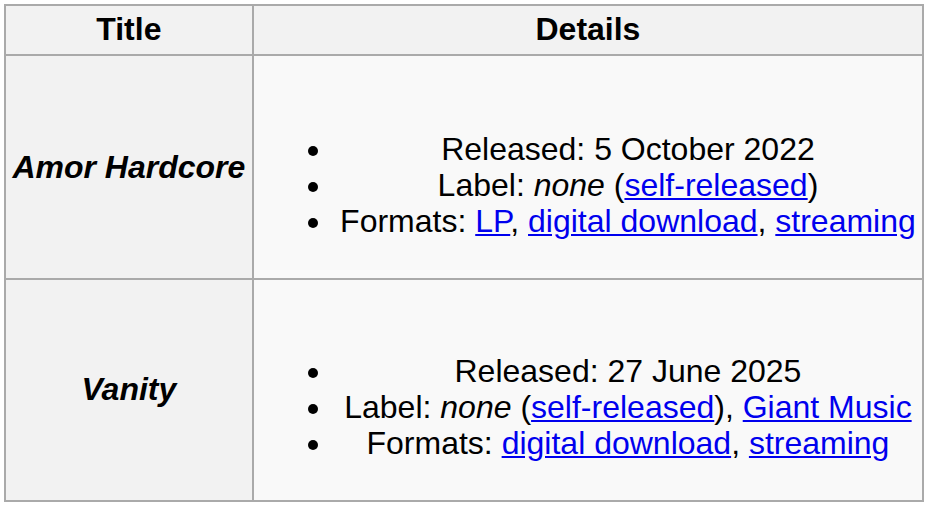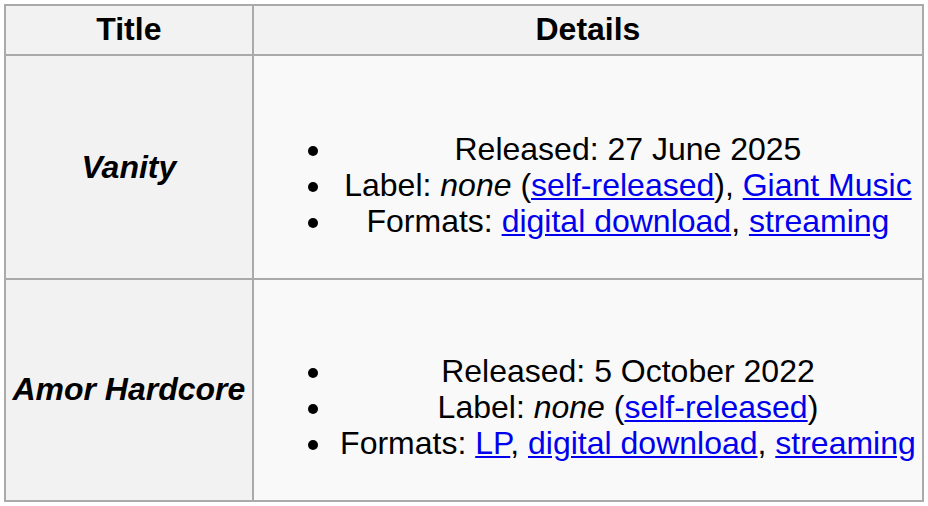rows swapped: (129, 166) <-> (129, 389)
